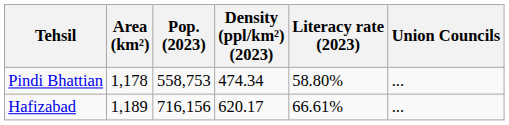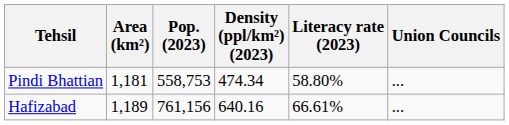(129, 80) 1,178 -> (129, 80) 1,181
(184, 106) 716,156 -> (184, 106) 761,156
(241, 106) 620.17 -> (241, 106) 640.16
